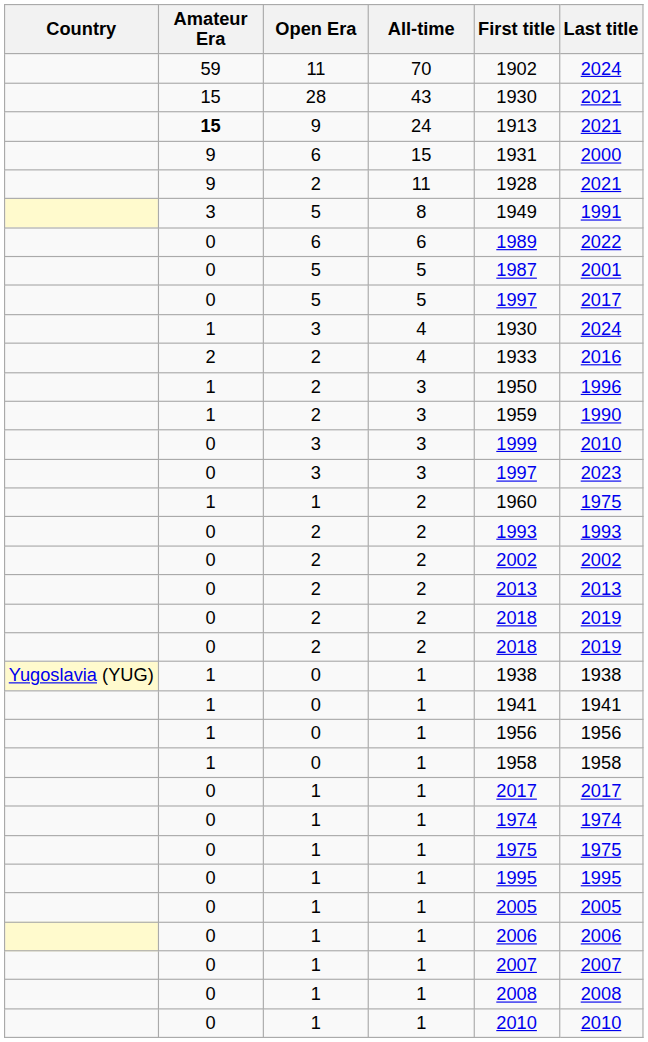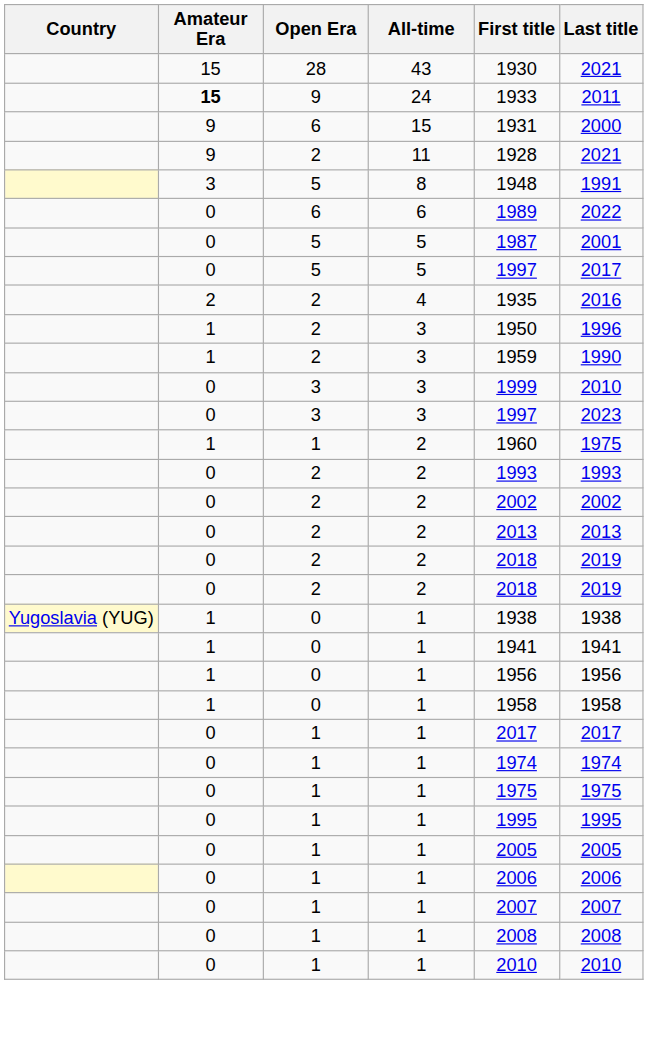- row: (316, 68)
(517, 126) 1913 -> (517, 97) 1933
(601, 126) 2021 -> (601, 97) 2011
(517, 213) 1949 -> (517, 184) 1948
- row: (316, 328)
(517, 357) 1933 -> (517, 299) 1935
